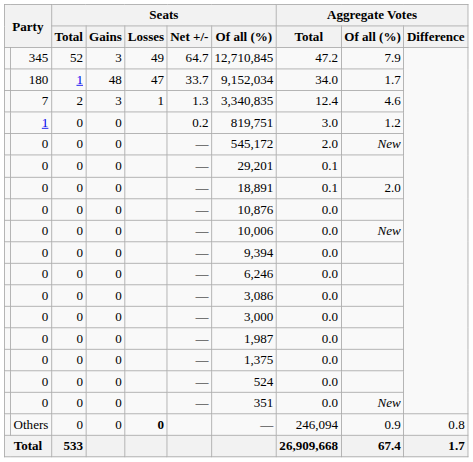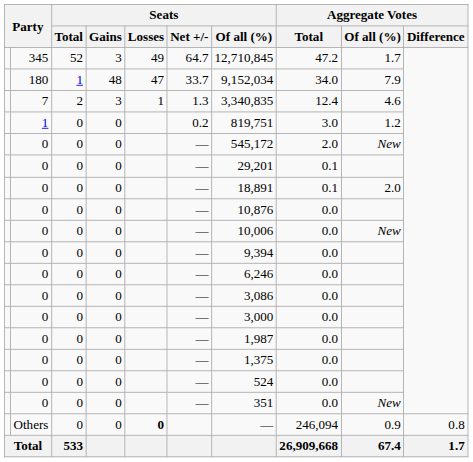(393, 58) 7.9 -> (393, 58) 1.7
(393, 80) 1.7 -> (393, 80) 7.9
